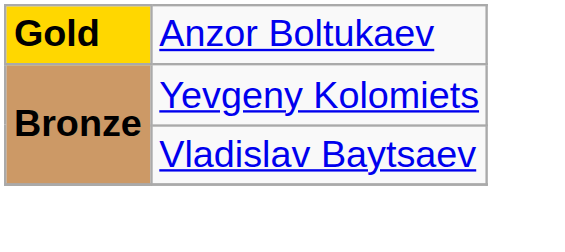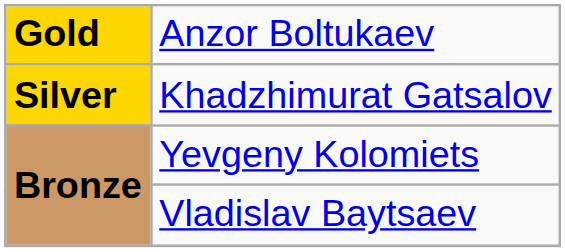+ row: (356, 94)
